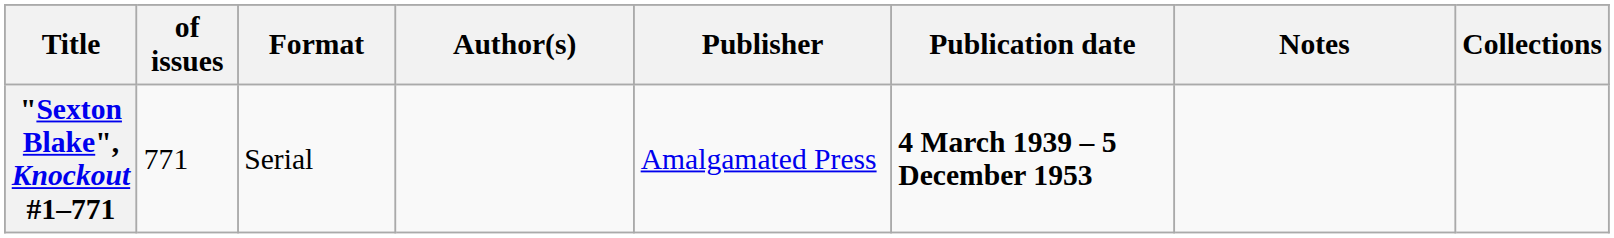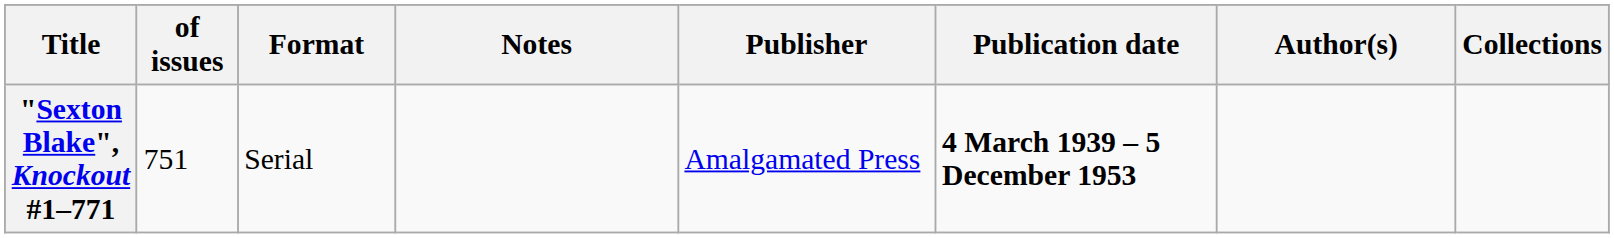columns swapped: (515, 44) <-> (1314, 44)
(166, 158) 771 -> (166, 158) 751
